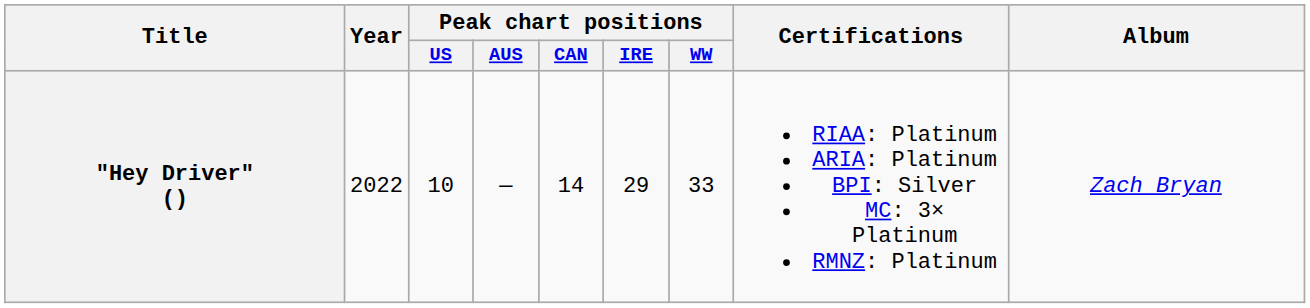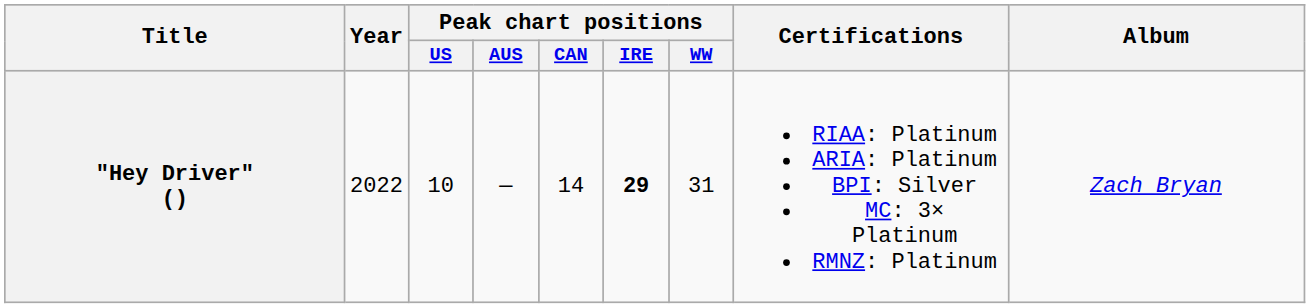(636, 186) normal -> (636, 186) bold
(701, 186) 33 -> (701, 186) 31
